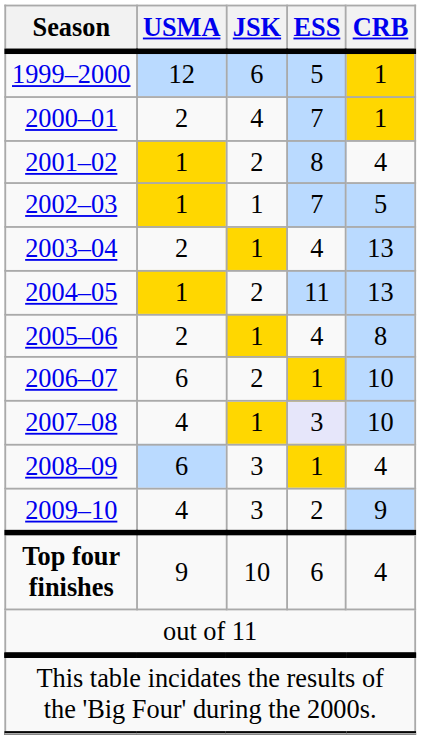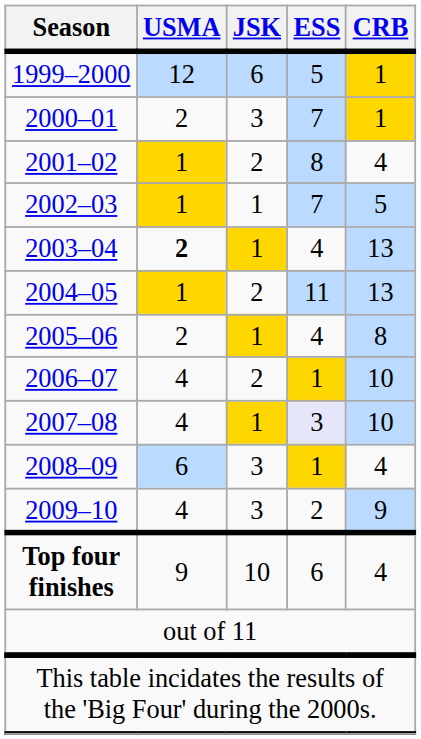(257, 118) 4 -> (257, 118) 3
(182, 248) normal -> (182, 248) bold
(182, 378) 6 -> (182, 378) 4
